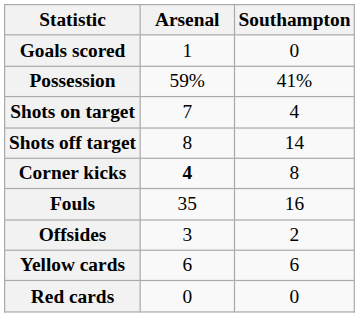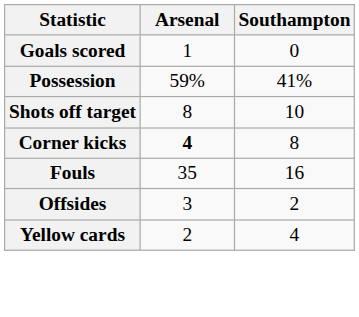- row: (73, 111)
(294, 142) 14 -> (294, 111) 10
(187, 265) 6 -> (187, 234) 2
(294, 265) 6 -> (294, 234) 4
- row: (73, 296)
